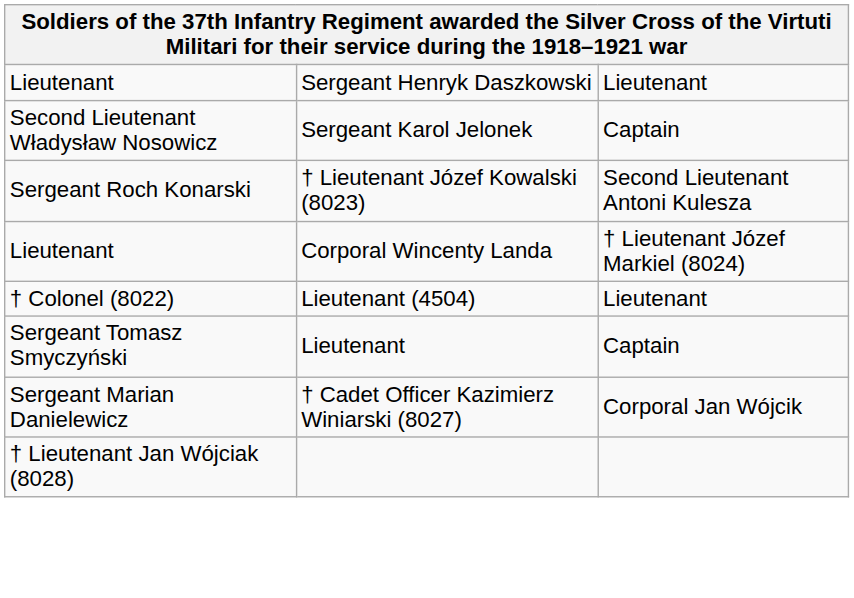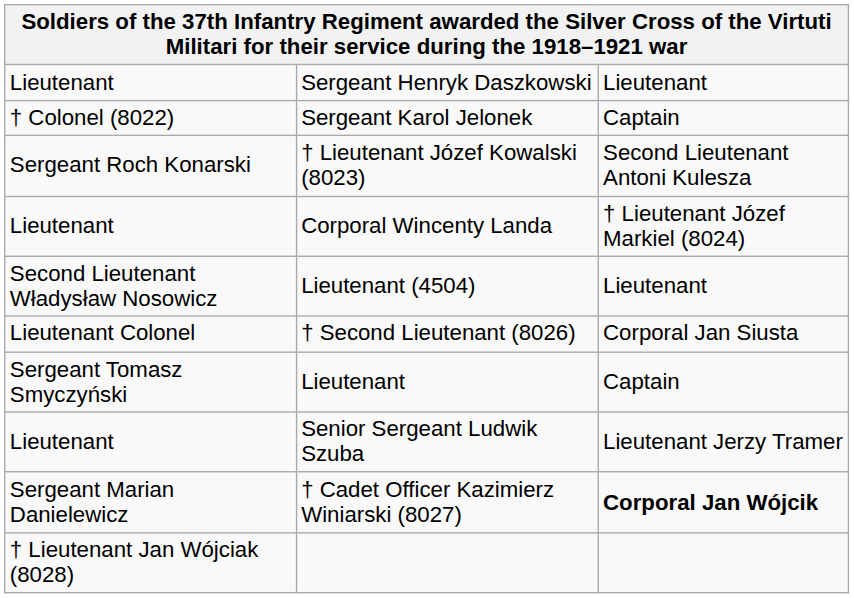(114, 130) Second Lieutenant Władysław Nosowicz -> (92, 117) † Colonel (8022)
(92, 298) † Colonel (8022) -> (114, 286) Second Lieutenant Władysław Nosowicz
+ row: (438, 333)
+ row: (419, 441)
(703, 406) normal -> (711, 502) bold
